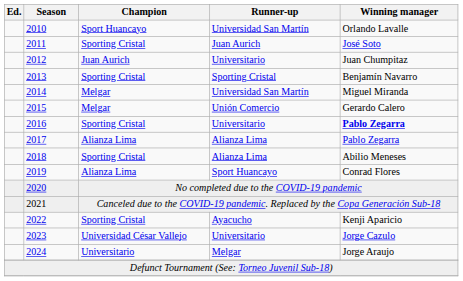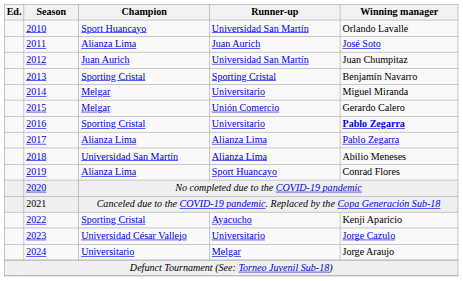(113, 44) Sporting Cristal -> (109, 44) Alianza Lima
(238, 60) Universitario -> (260, 60) Universidad San Martín
(260, 92) Universidad San Martín -> (238, 92) Universitario
(113, 156) Sporting Cristal -> (130, 156) Universidad San Martín
